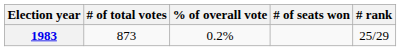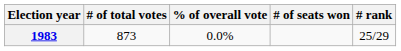(220, 35) 0.2% -> (220, 35) 0.0%
